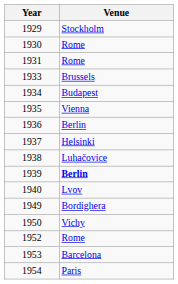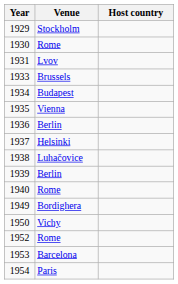+ column: (136, 12)
(73, 61) Rome -> (48, 61) Lvov
(75, 174) bold -> (49, 174) normal
(72, 190) Lvov -> (49, 190) Rome
